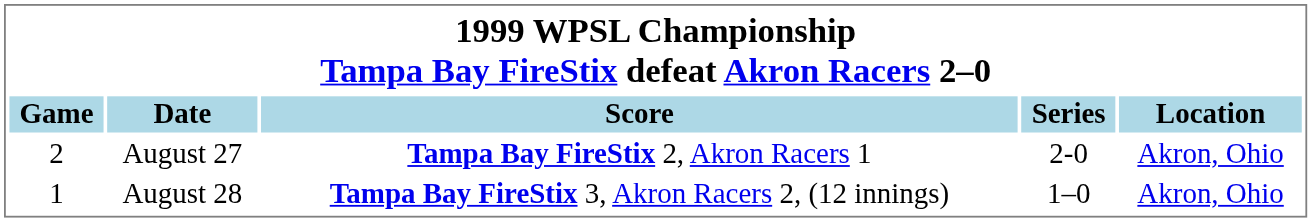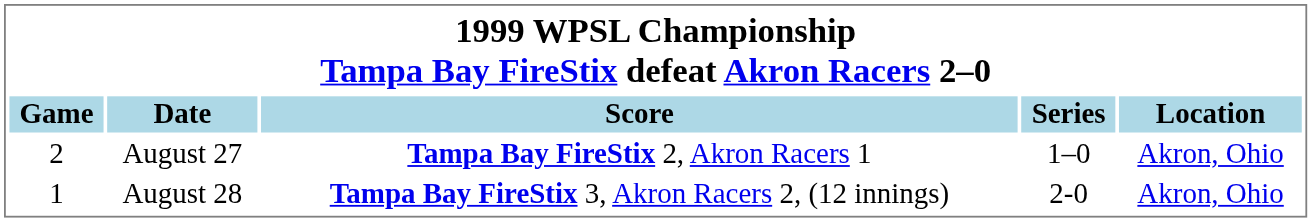(1069, 153) 2-0 -> (1069, 153) 1–0
(1069, 193) 1–0 -> (1069, 193) 2-0
